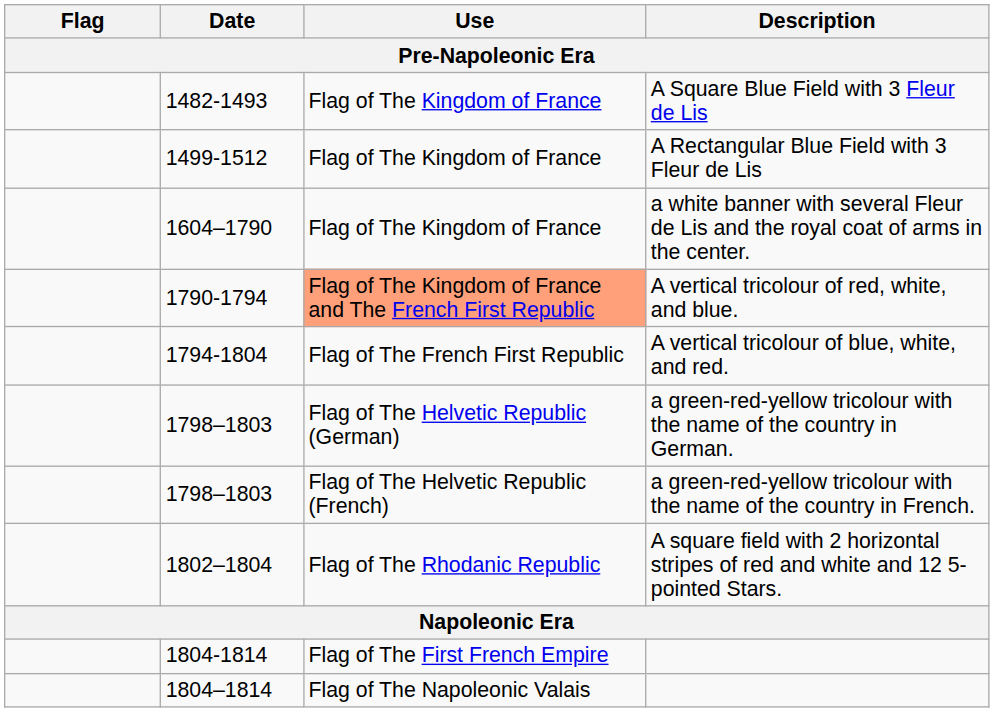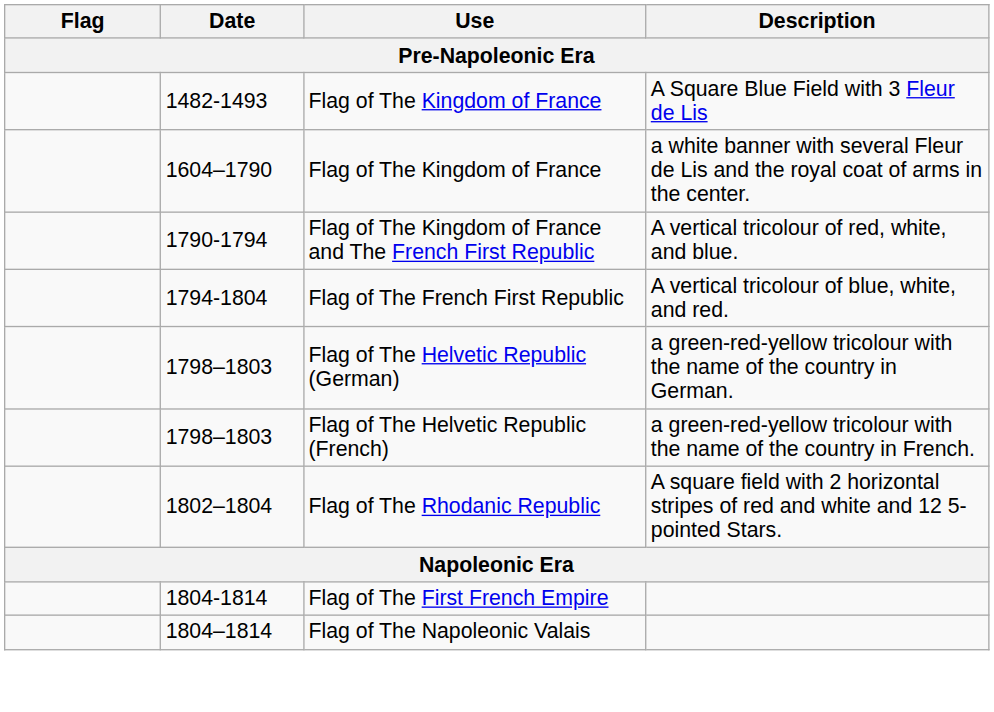- row: (217, 158)
(455, 297) lightsalmon background -> (455, 240) no background
